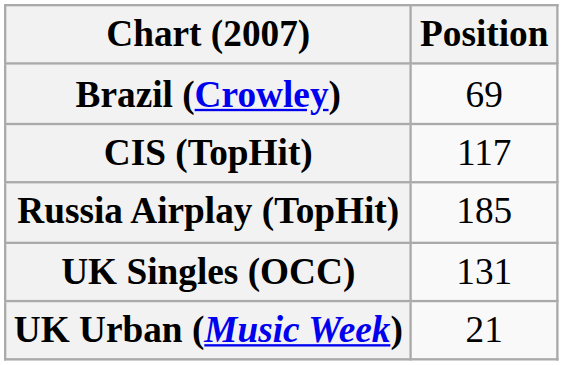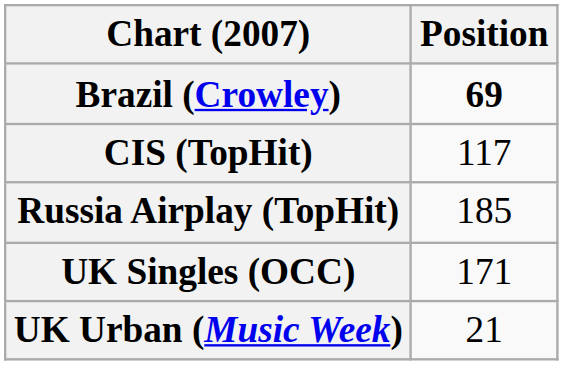(484, 93) normal -> (484, 93) bold
(484, 270) 131 -> (484, 270) 171
